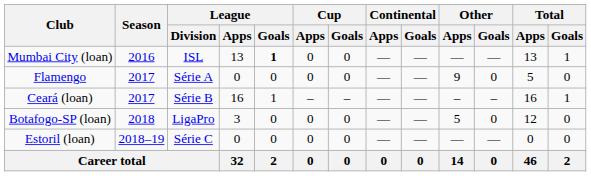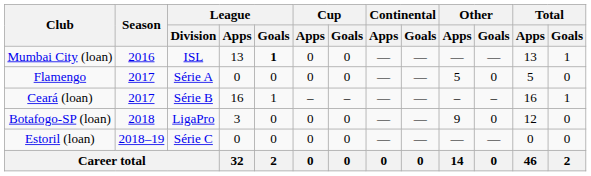(457, 77) 9 -> (457, 77) 5
(457, 118) 5 -> (457, 118) 9
